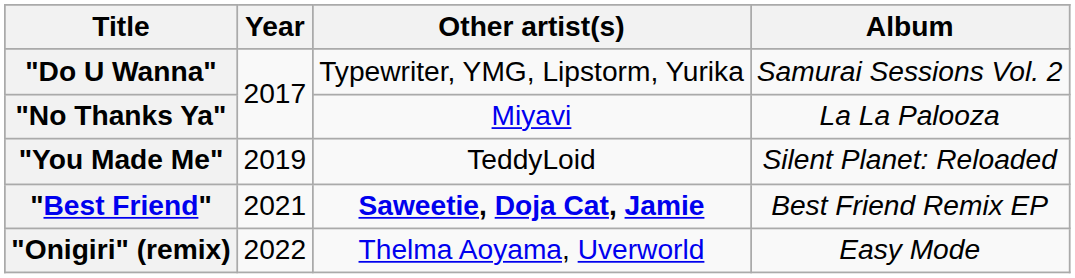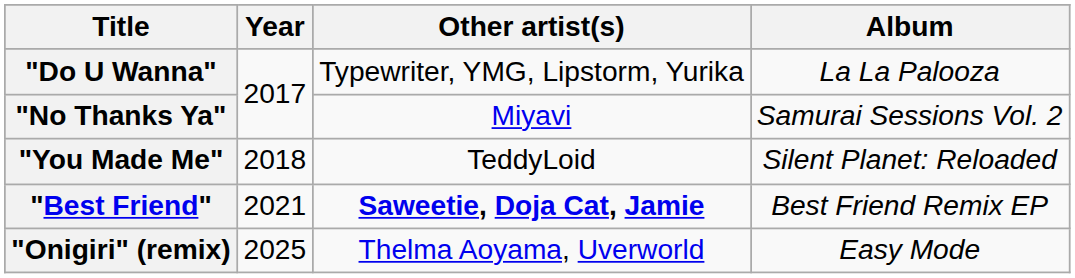(910, 71) Samurai Sessions Vol. 2 -> (910, 71) La La Palooza
(910, 116) La La Palooza -> (910, 116) Samurai Sessions Vol. 2
(275, 160) 2019 -> (275, 160) 2018
(275, 250) 2022 -> (275, 250) 2025
